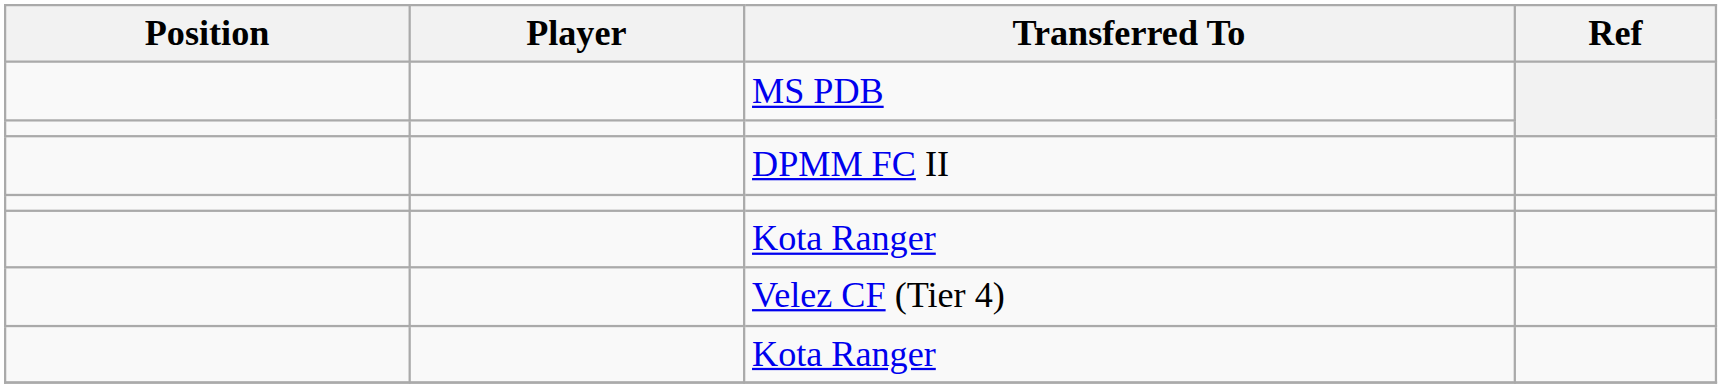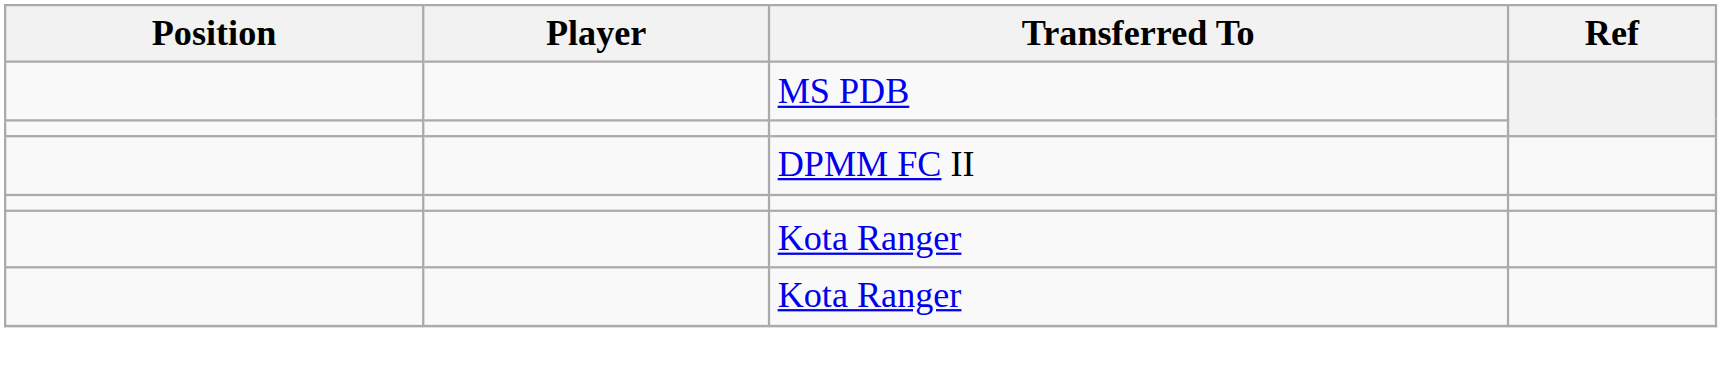- row: (207, 297)
